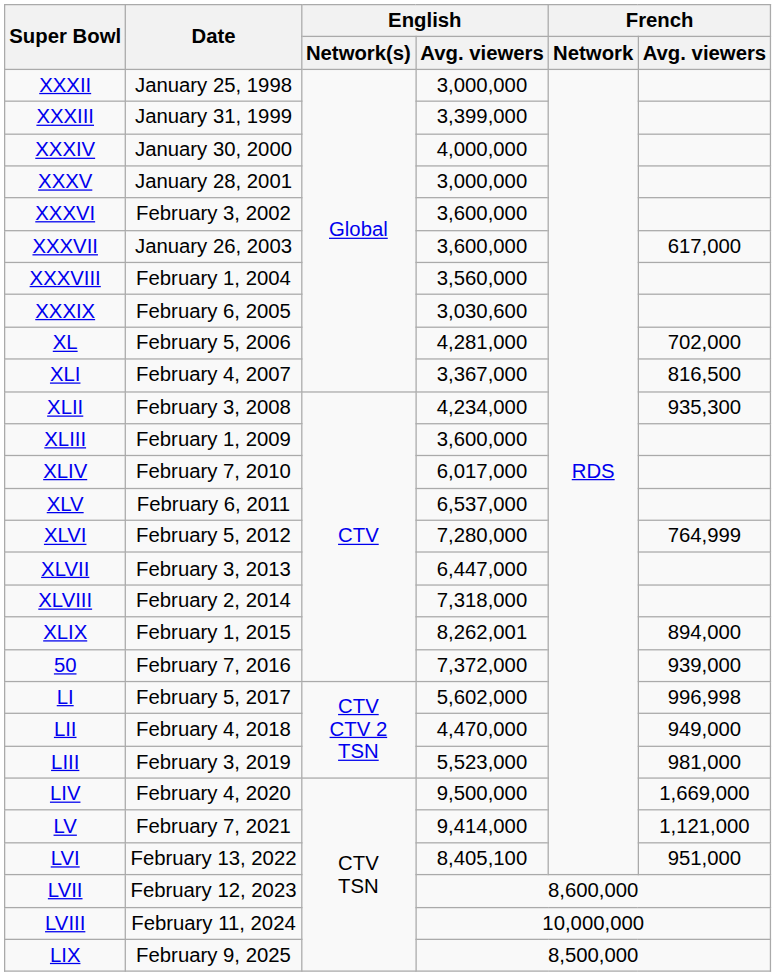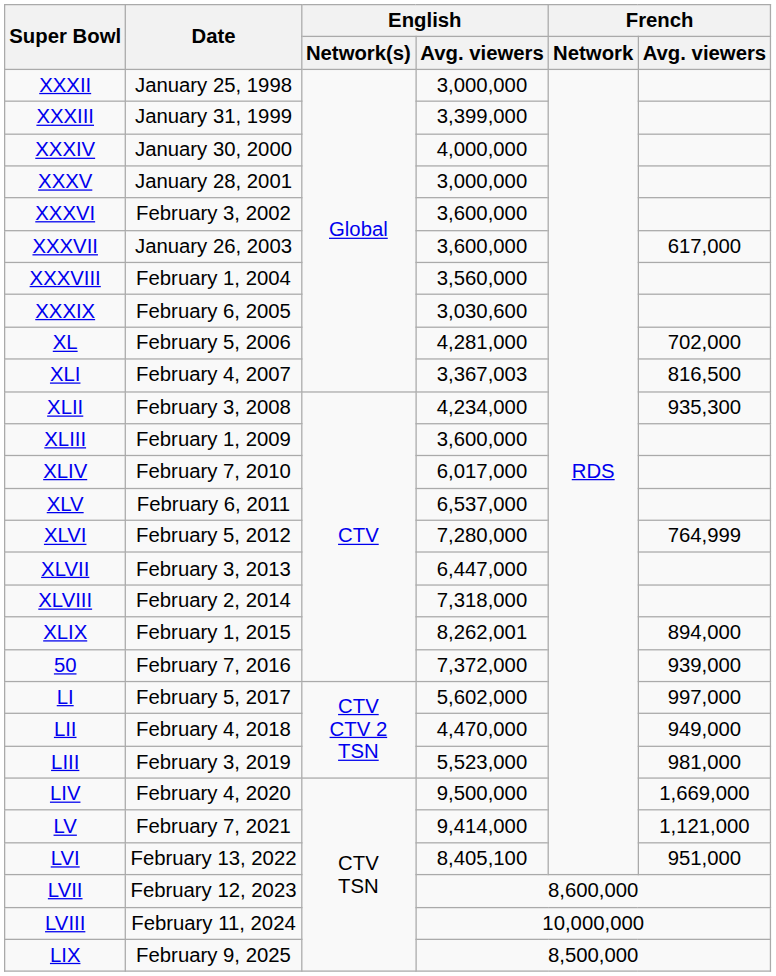(482, 375) 3,367,000 -> (482, 375) 3,367,003
(704, 697) 996,998 -> (704, 697) 997,000
